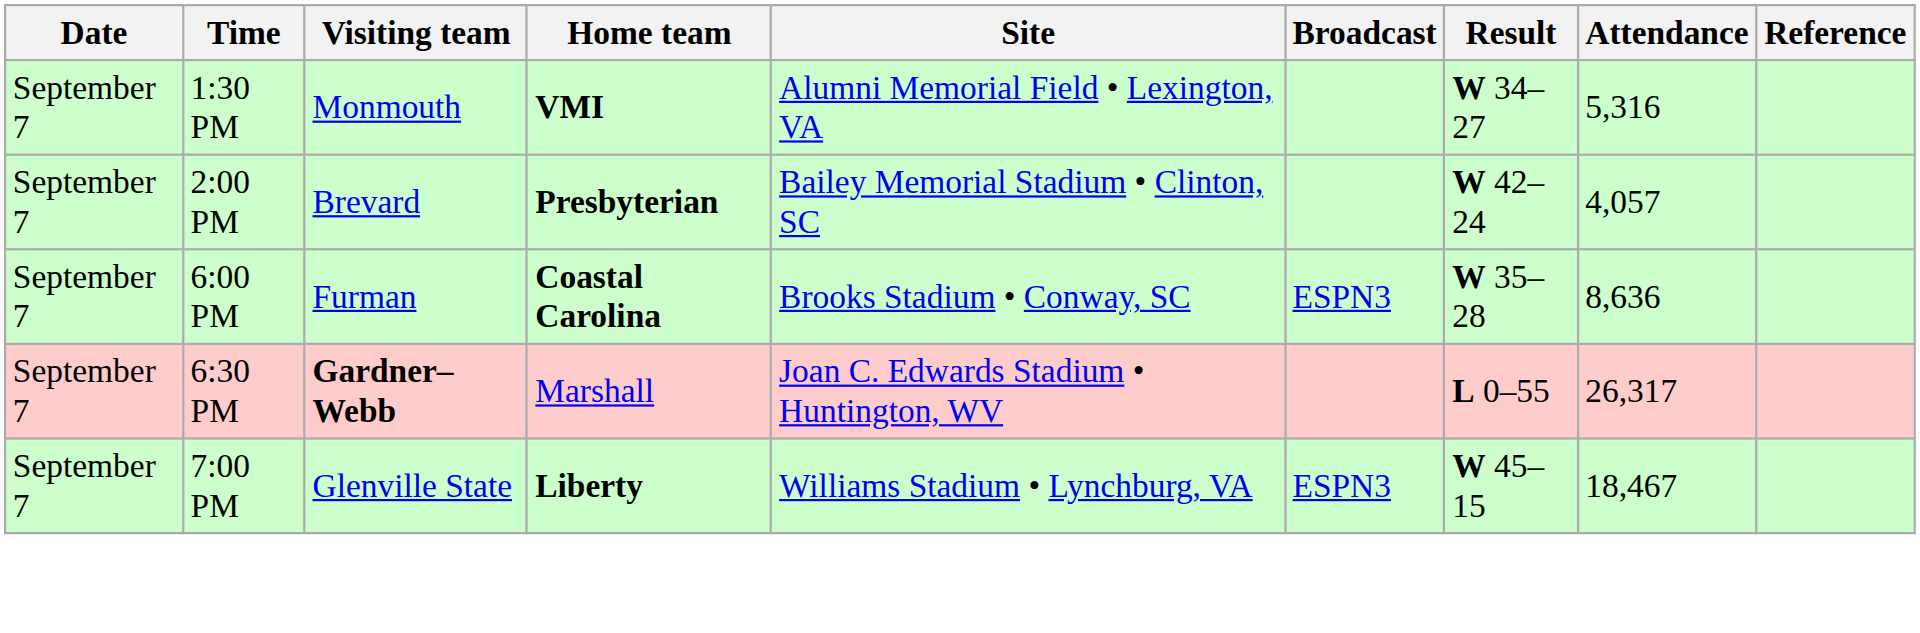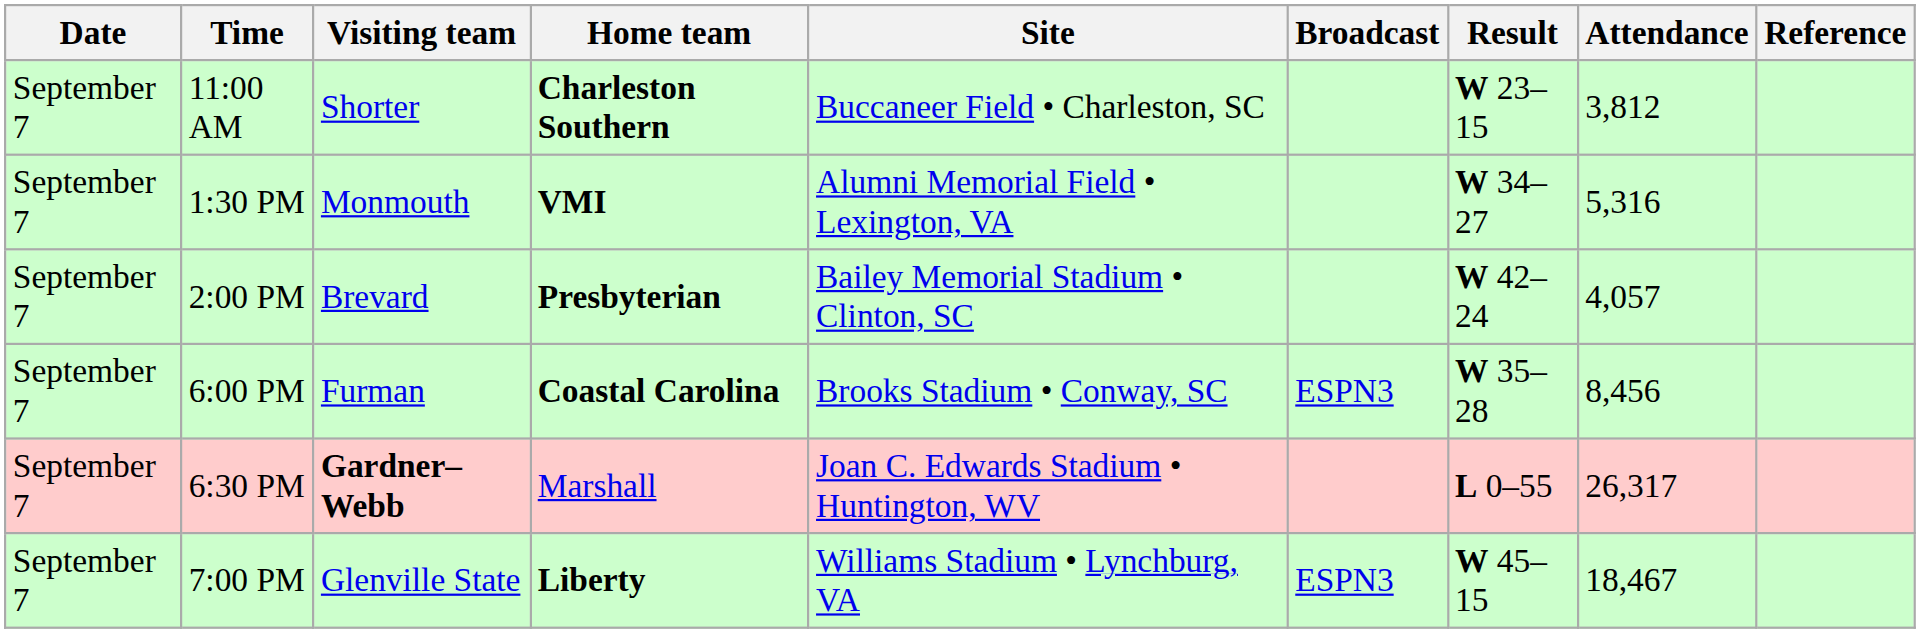+ row: (226, 107)
(1623, 296) 8,636 -> (1623, 391) 8,456
